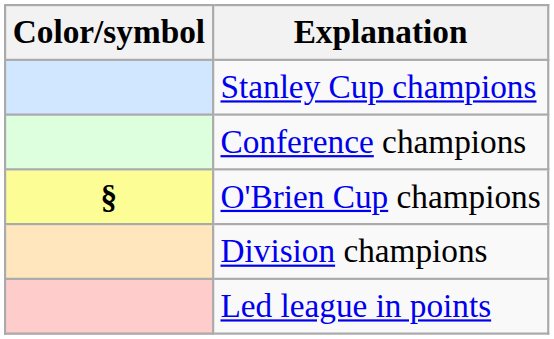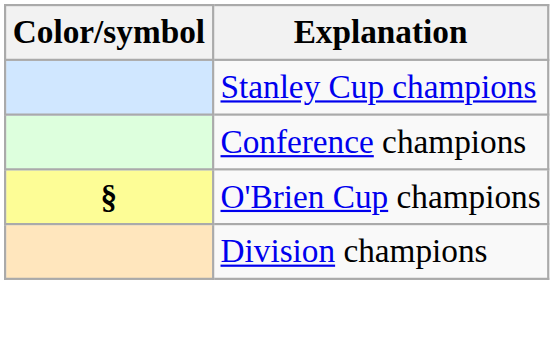- row: (356, 306)
